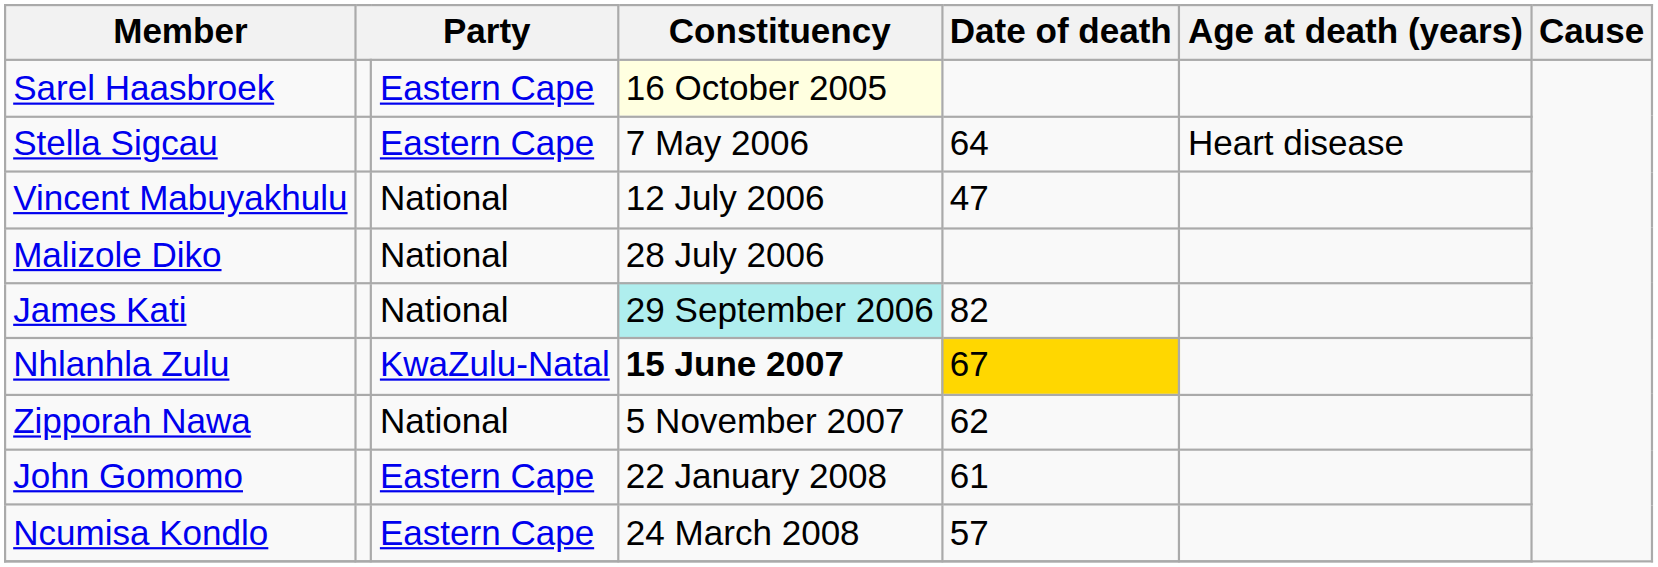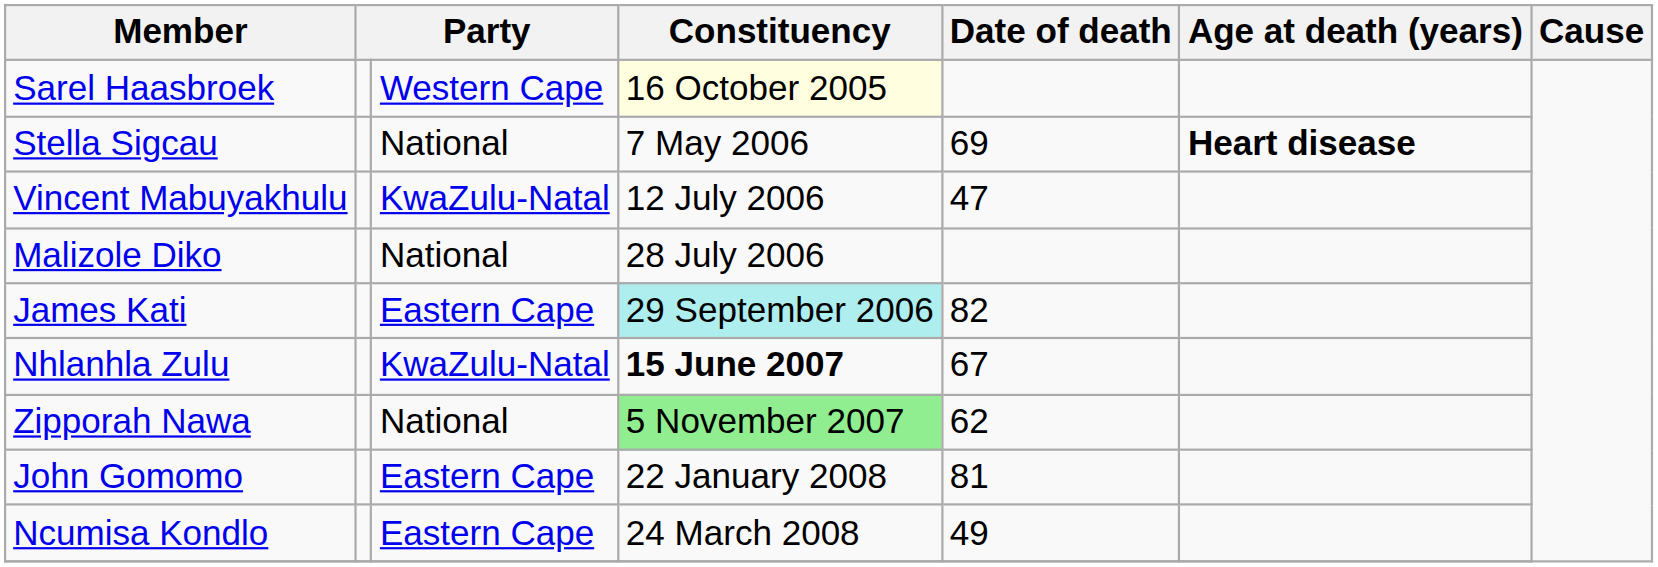(487, 87) Eastern Cape -> (492, 87) Western Cape
(487, 143) Eastern Cape -> (444, 143) National
(969, 143) 64 -> (969, 143) 69
(1296, 143) normal -> (1302, 143) bold
(444, 198) National -> (495, 198) KwaZulu-Natal
(444, 310) National -> (487, 310) Eastern Cape
(969, 365) gold background -> (969, 365) no background
(765, 421) no background -> (765, 421) lightgreen background
(969, 476) 61 -> (969, 476) 81
(969, 532) 57 -> (969, 532) 49
